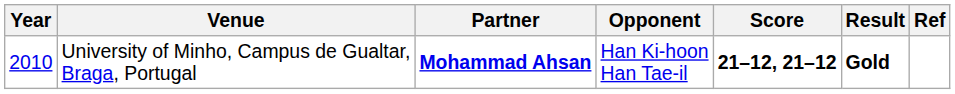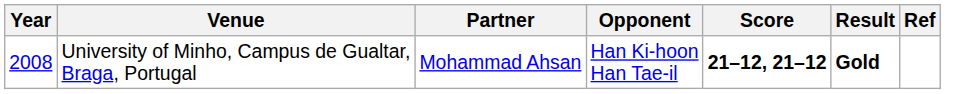(31, 62) 2010 -> (31, 62) 2008
(505, 62) bold -> (500, 62) normal
